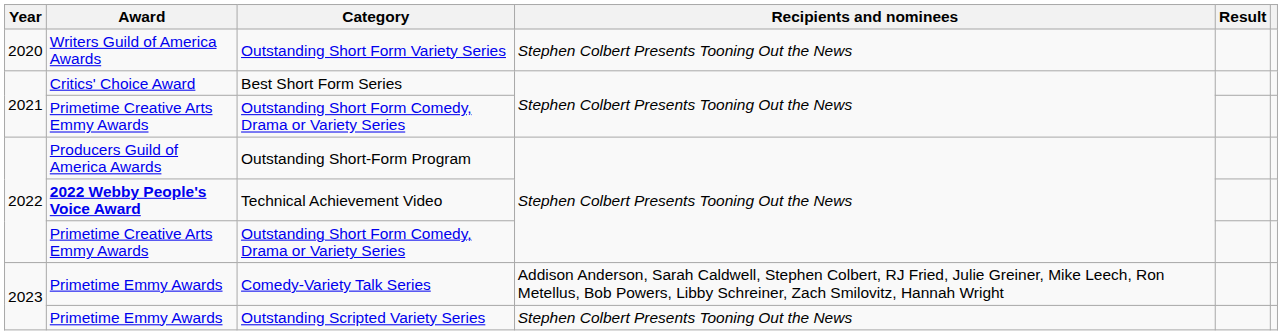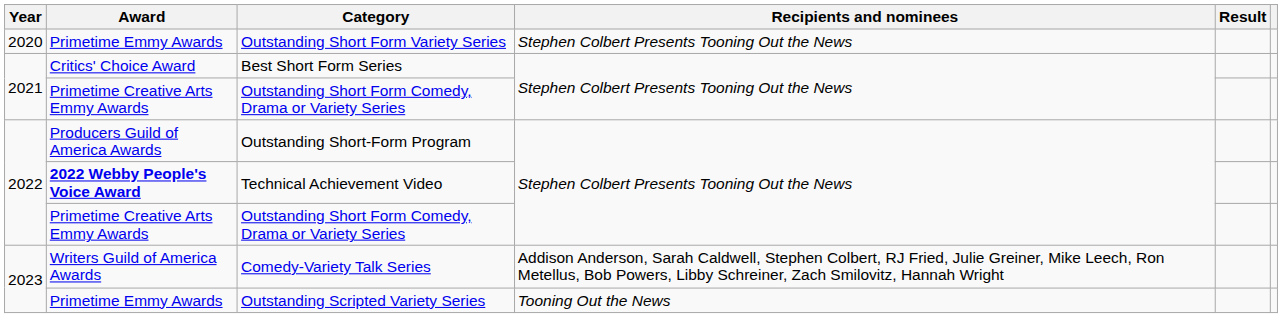(133, 50) Writers Guild of America Awards -> (136, 42) Primetime Emmy Awards
(136, 284) Primetime Emmy Awards -> (133, 267) Writers Guild of America Awards
(685, 317) Stephen Colbert Presents Tooning Out the News -> (594, 300) Tooning Out the News
